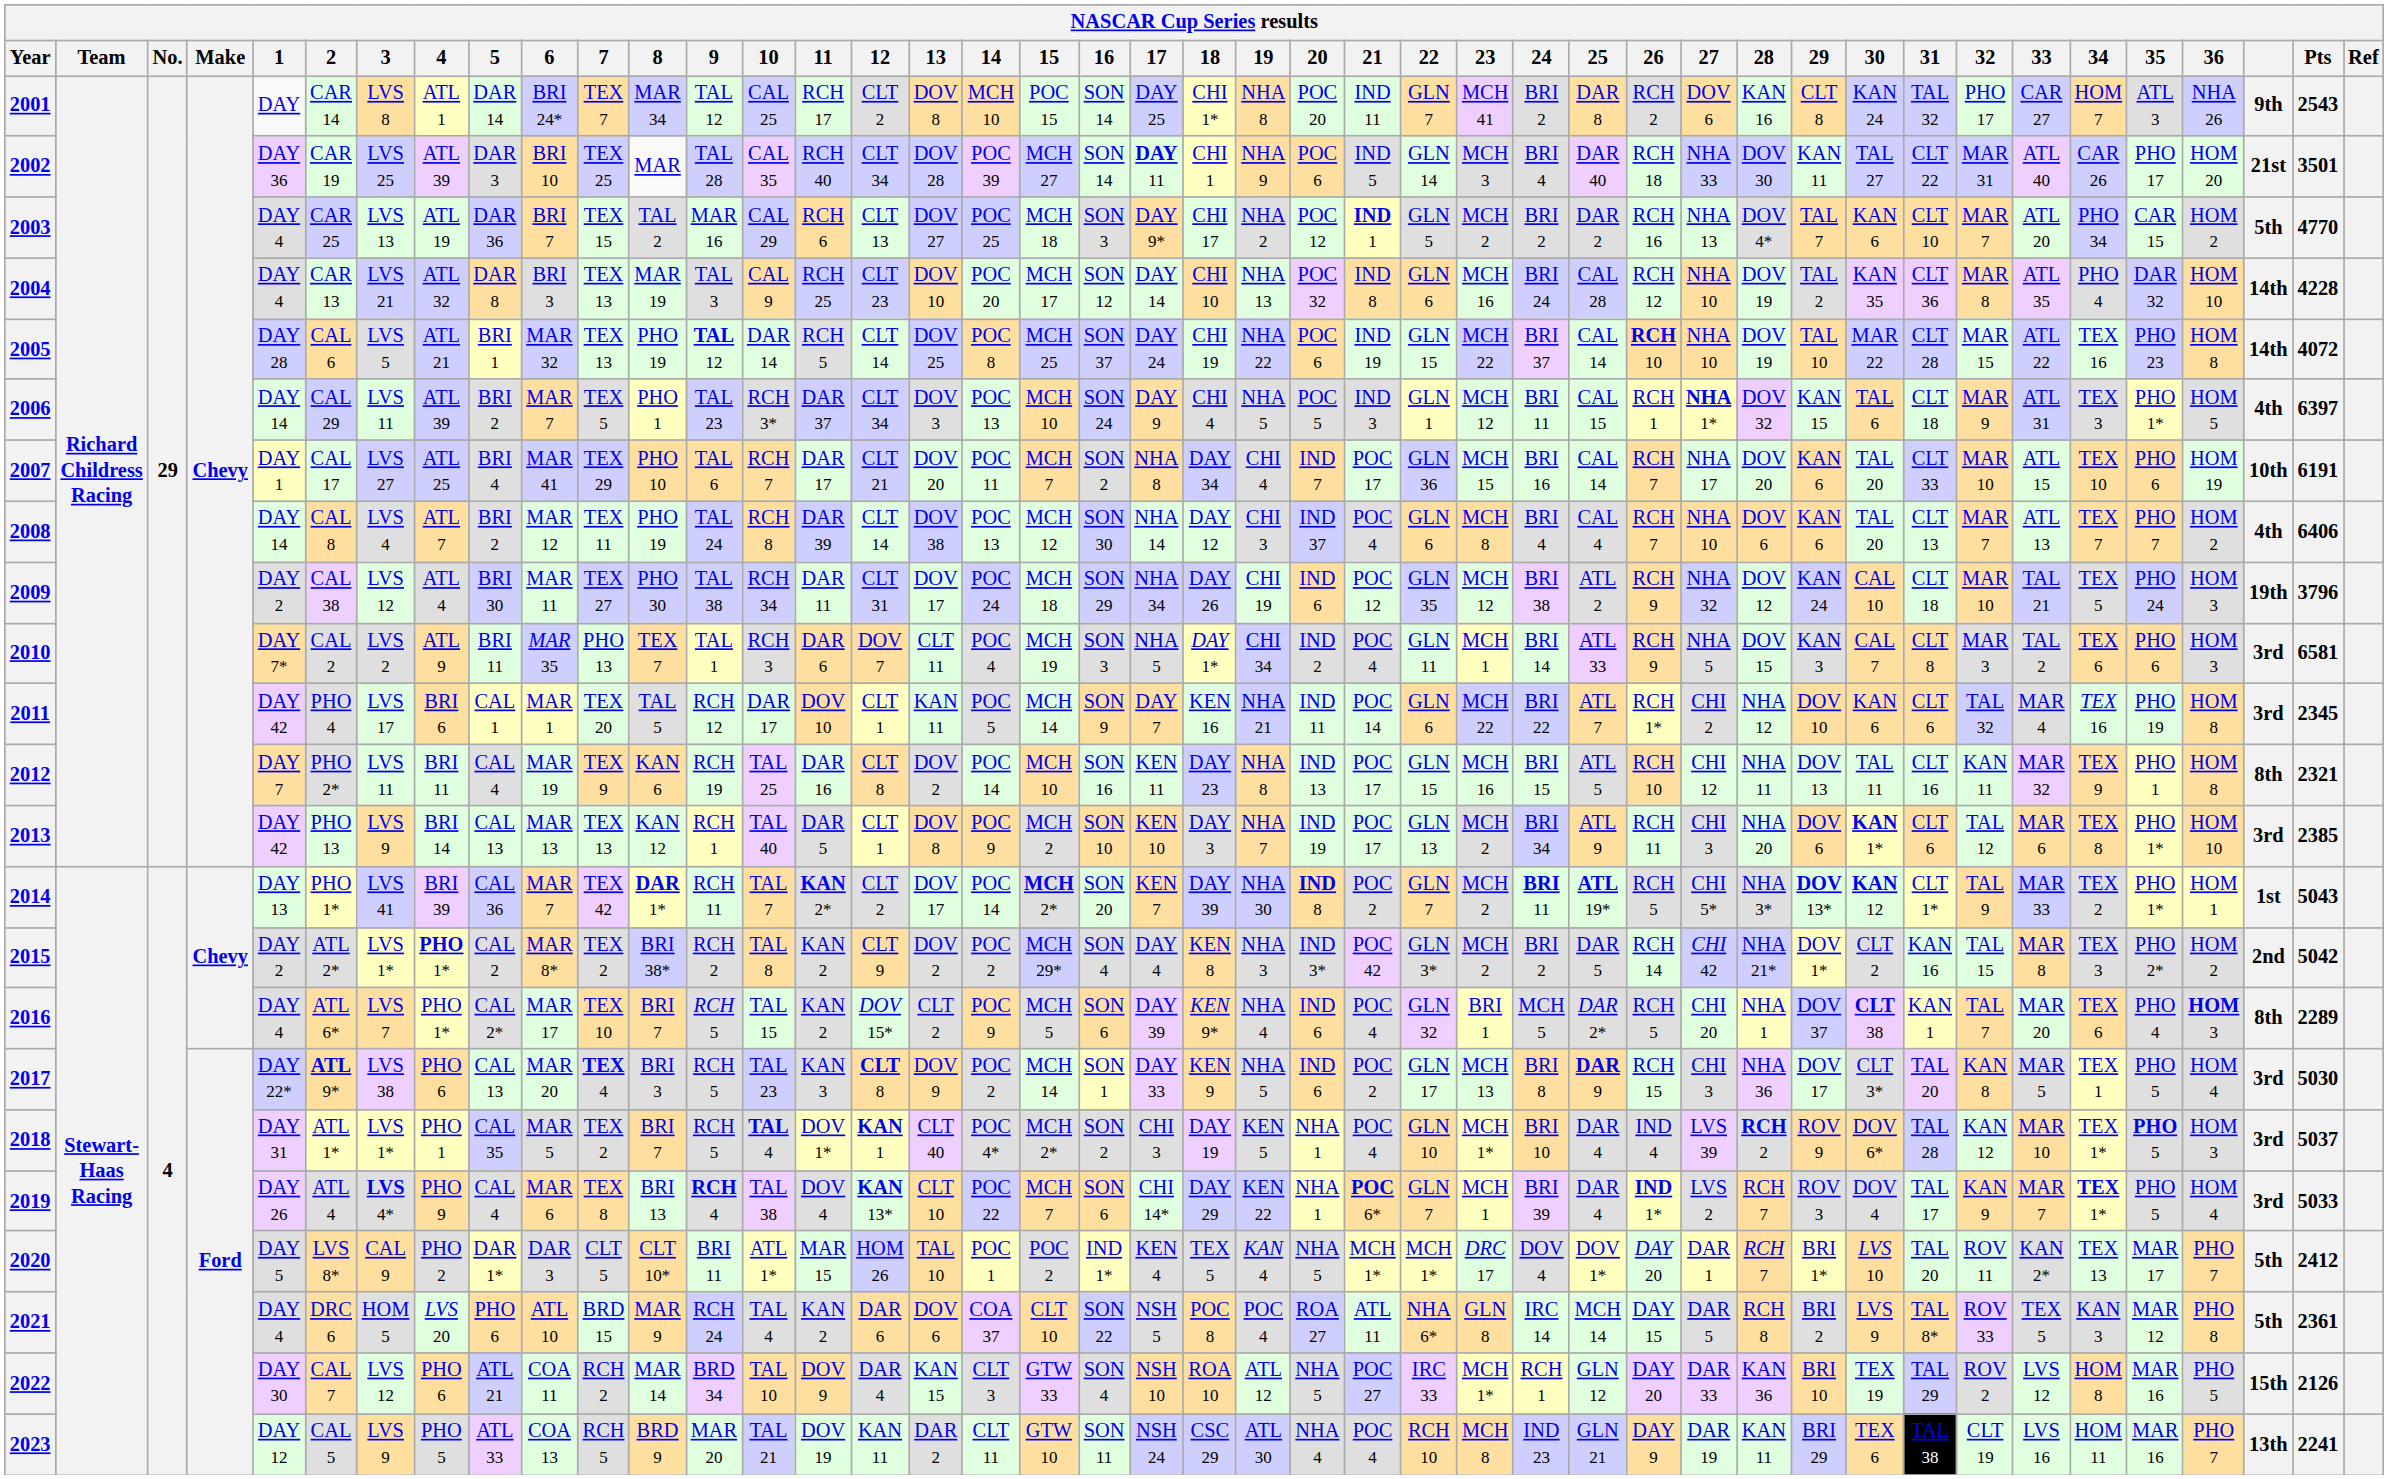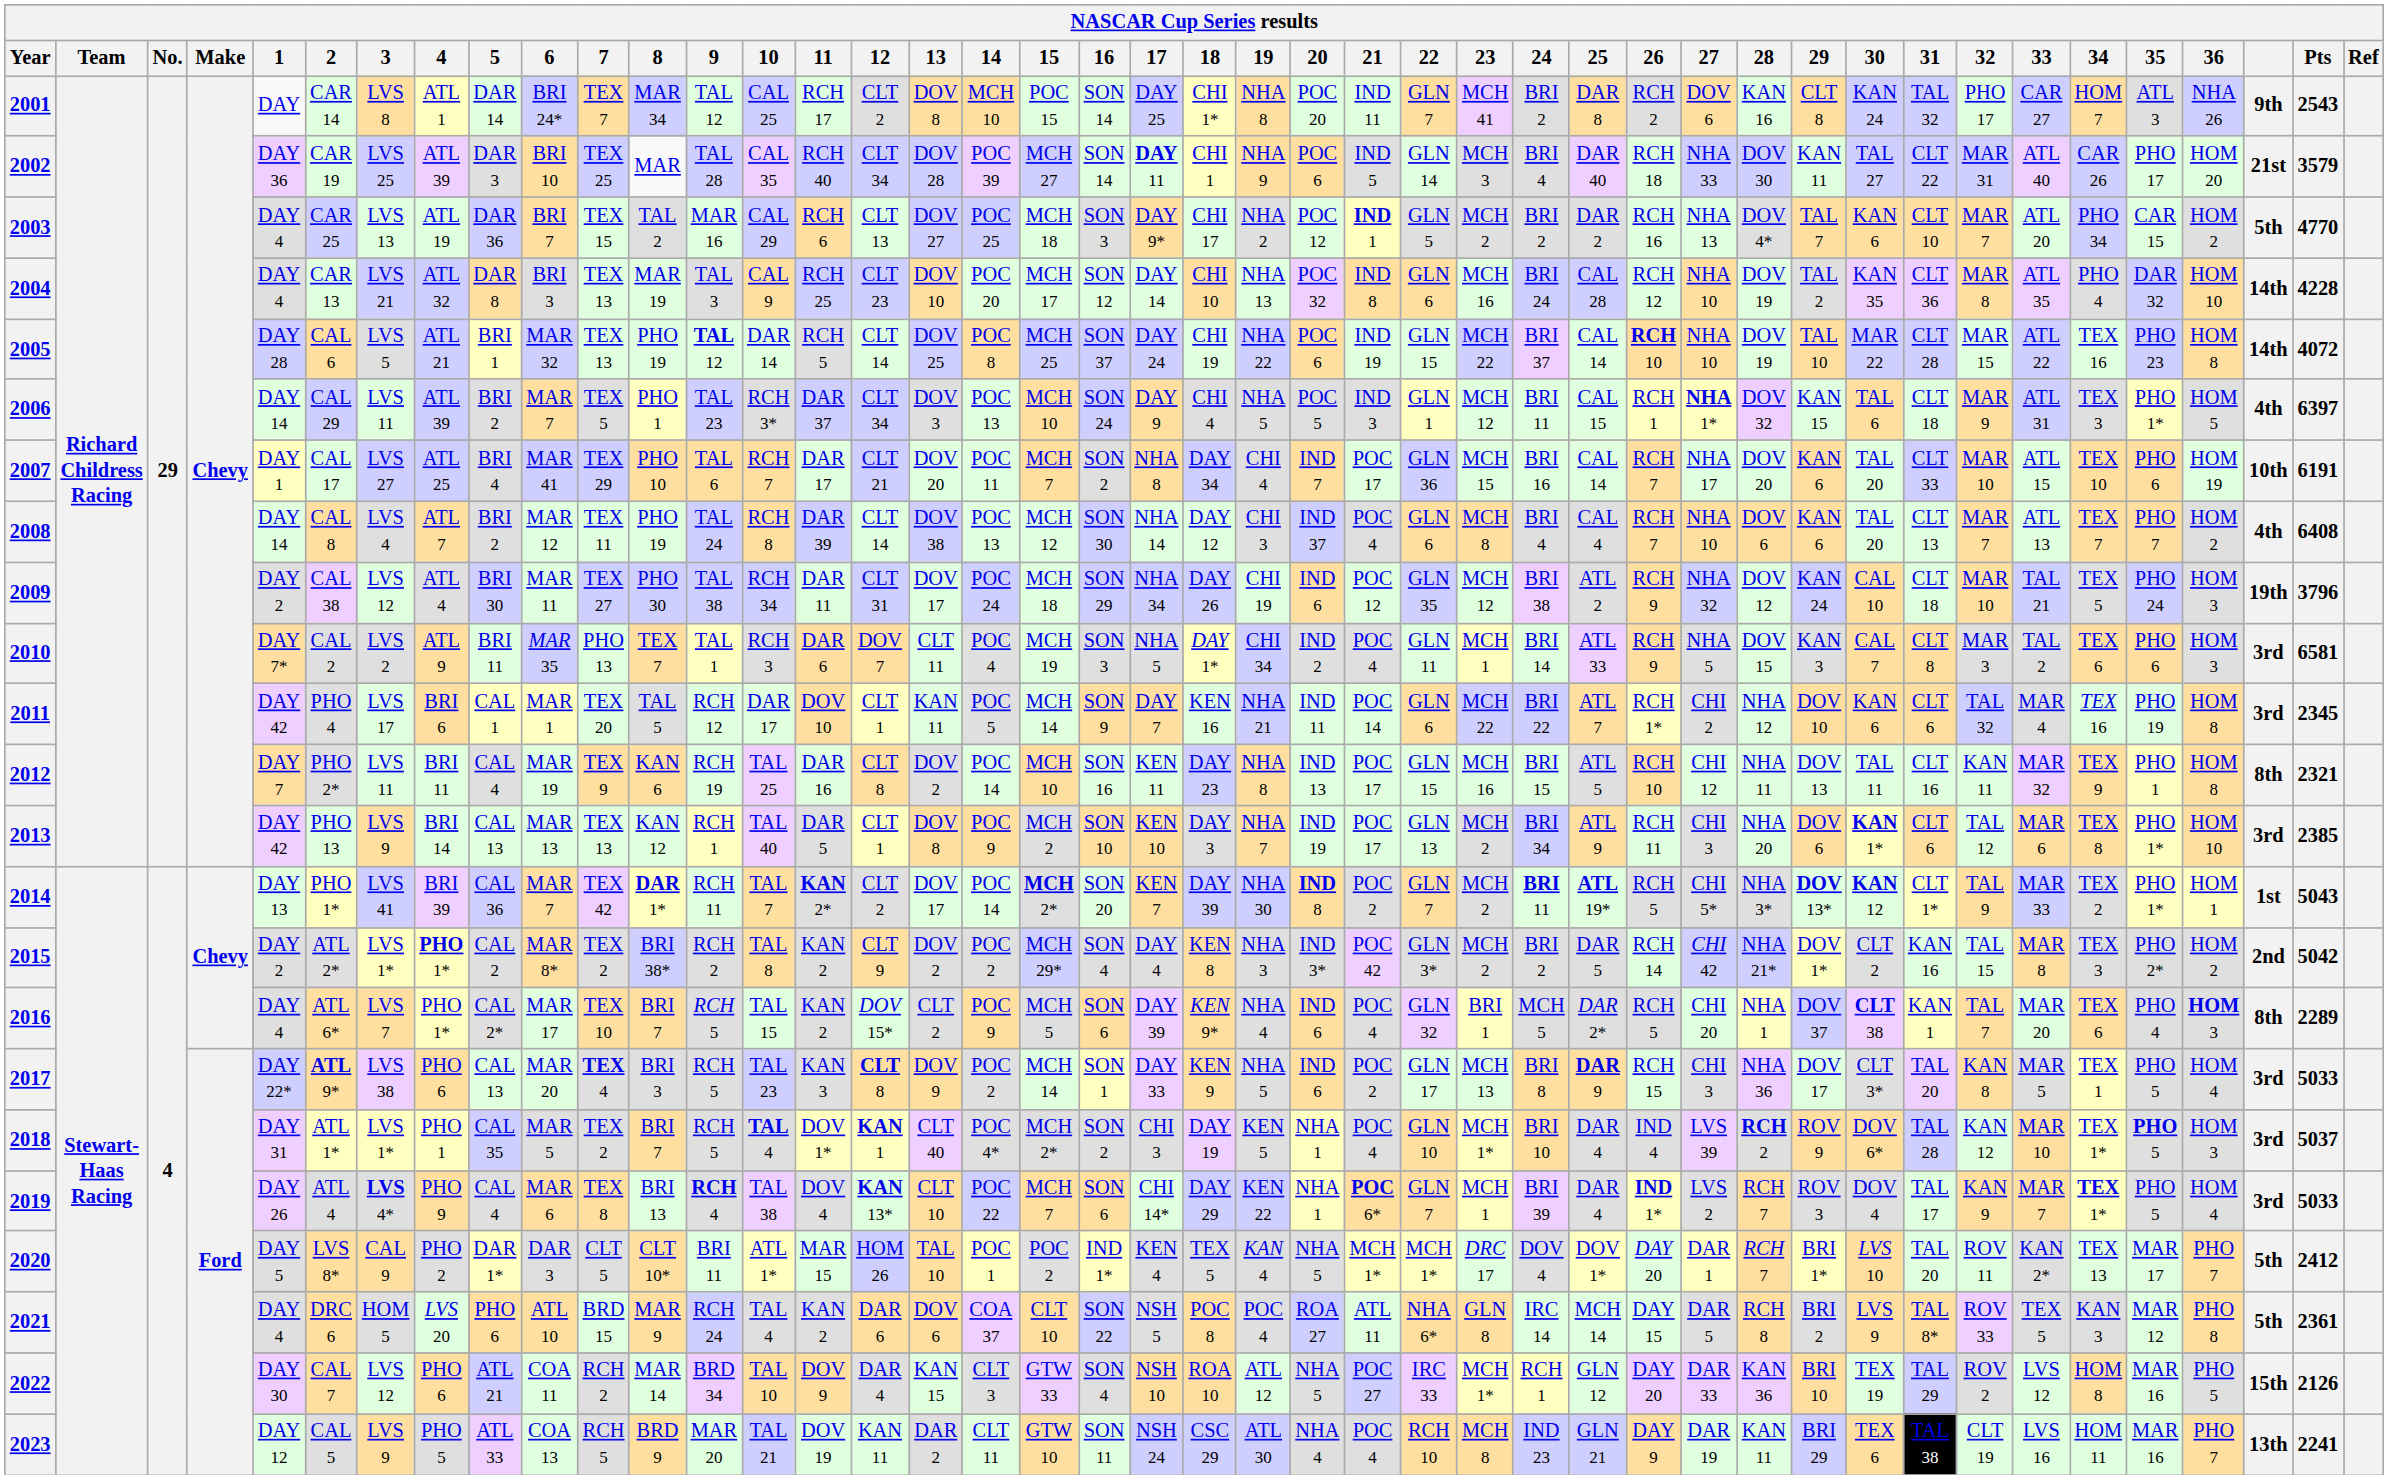(2318, 166) 3501 -> (2318, 166) 3579
(2318, 531) 6406 -> (2318, 531) 6408
(2318, 1078) 5030 -> (2318, 1078) 5033
